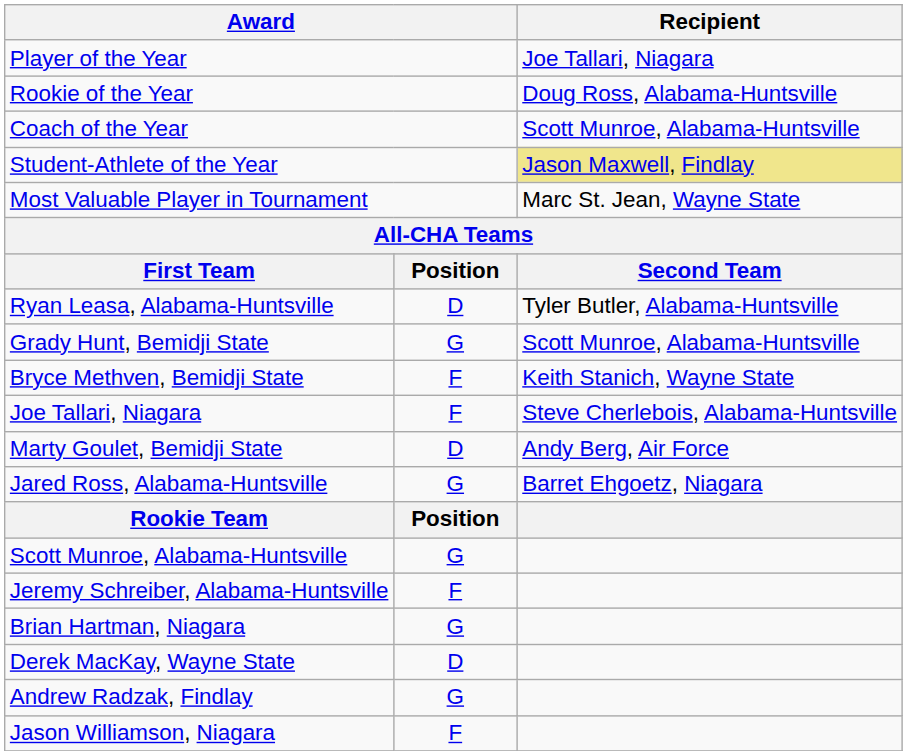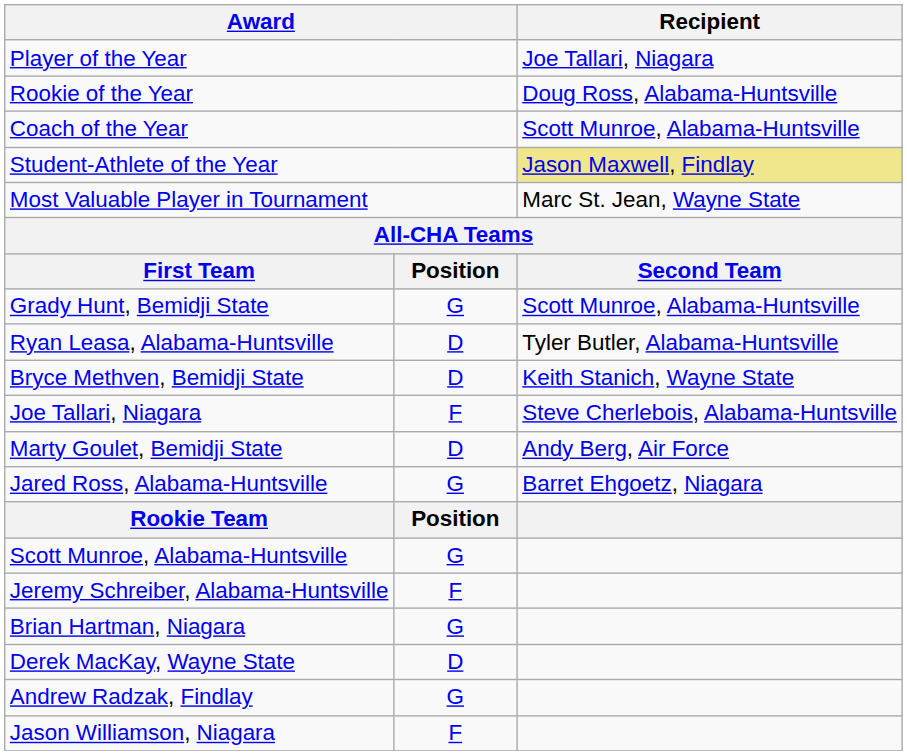rows swapped: (139, 341) <-> (172, 306)
(455, 377) F -> (455, 377) D
